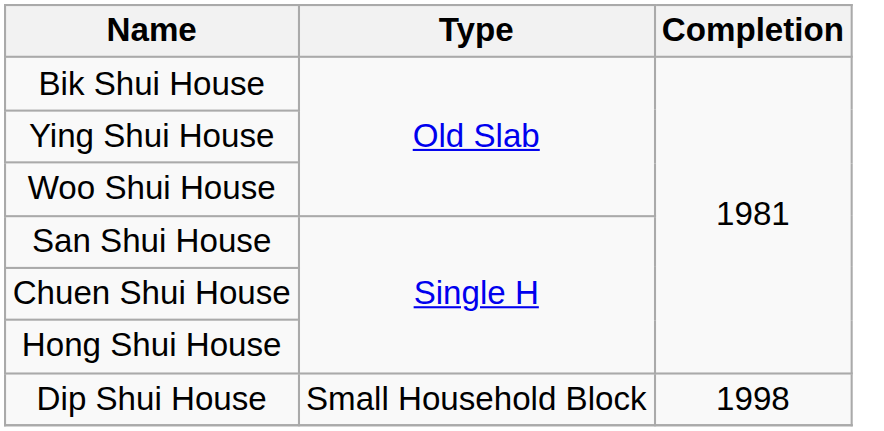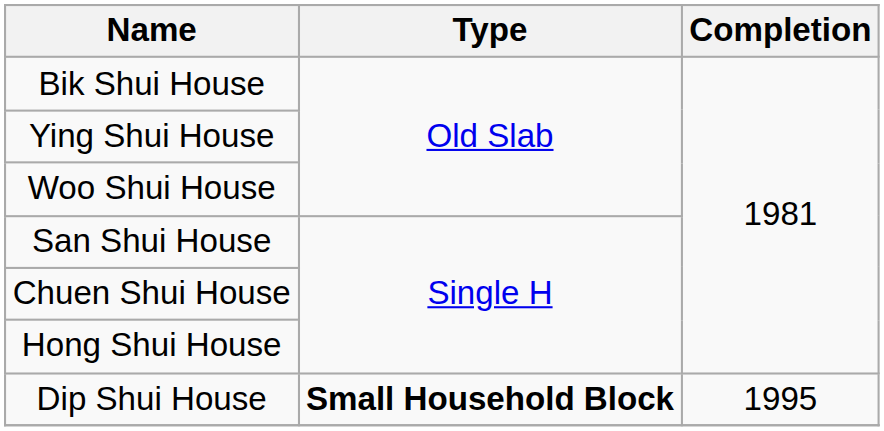(476, 398) normal -> (490, 398) bold
(753, 398) 1998 -> (780, 398) 1995
